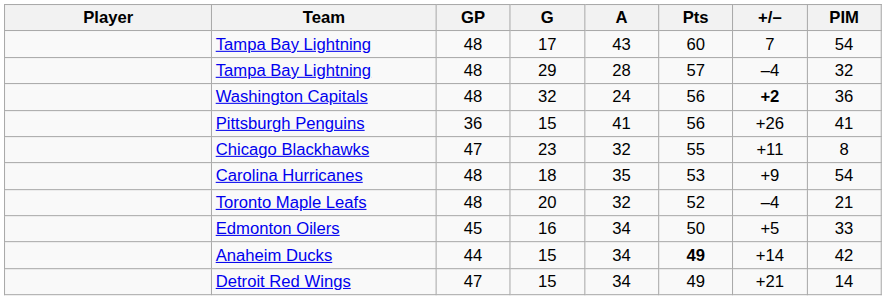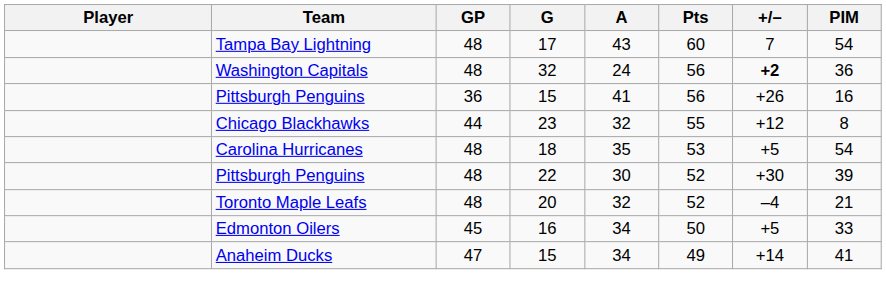- row: (293, 70)
(844, 123) 41 -> (844, 96) 16
(473, 149) 47 -> (473, 123) 44
(770, 149) +11 -> (770, 123) +12
(770, 176) +9 -> (770, 149) +5
+ row: (290, 176)
(473, 255) 44 -> (473, 255) 47
(696, 255) bold -> (696, 255) normal
(844, 255) 42 -> (844, 255) 41
- row: (283, 281)
